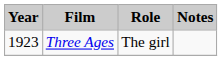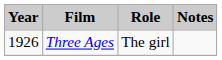(23, 42) 1923 -> (23, 42) 1926
